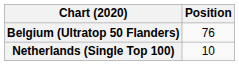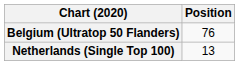(208, 51) 10 -> (208, 51) 13
